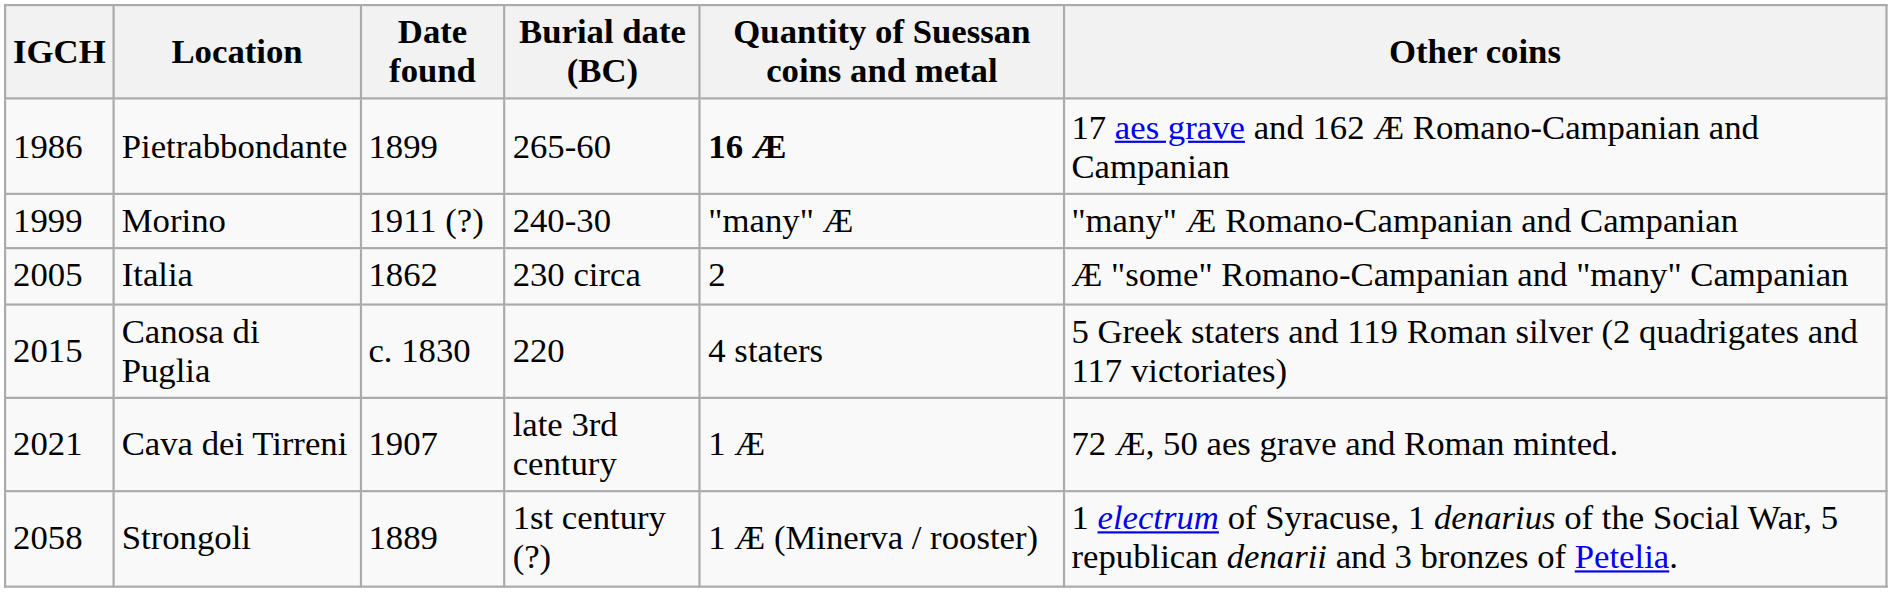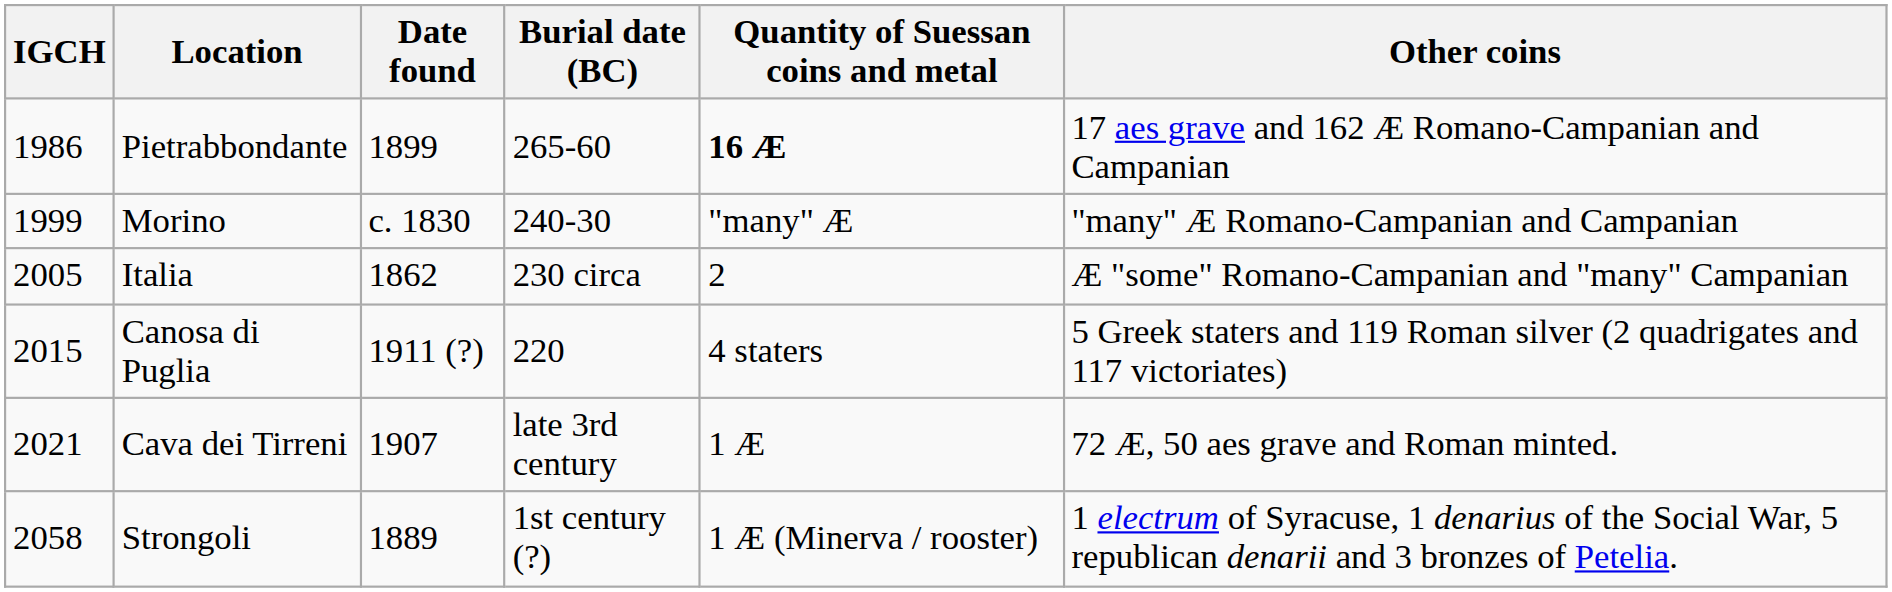(426, 220) 1911 (?) -> (420, 220) c. 1830
(420, 349) c. 1830 -> (426, 349) 1911 (?)
